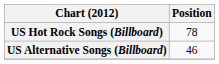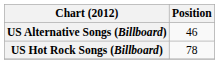rows swapped: (87, 31) <-> (87, 50)
